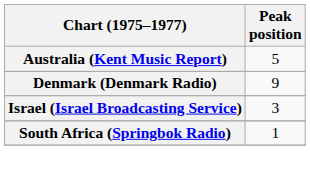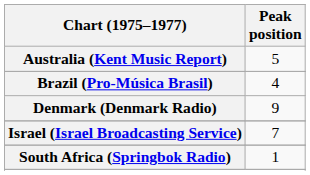+ row: (125, 83)
(275, 108) 3 -> (275, 132) 7
